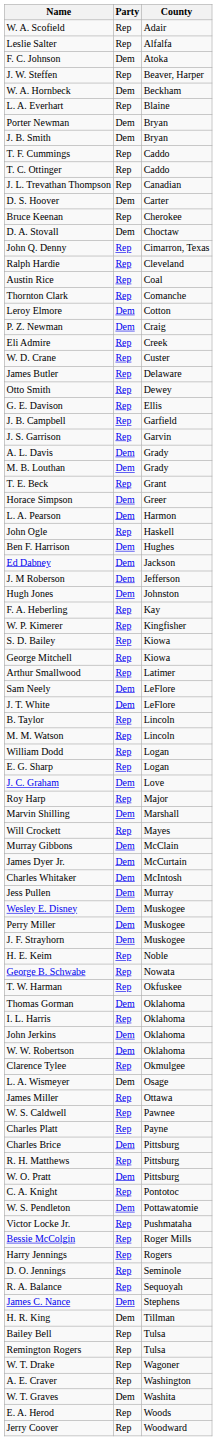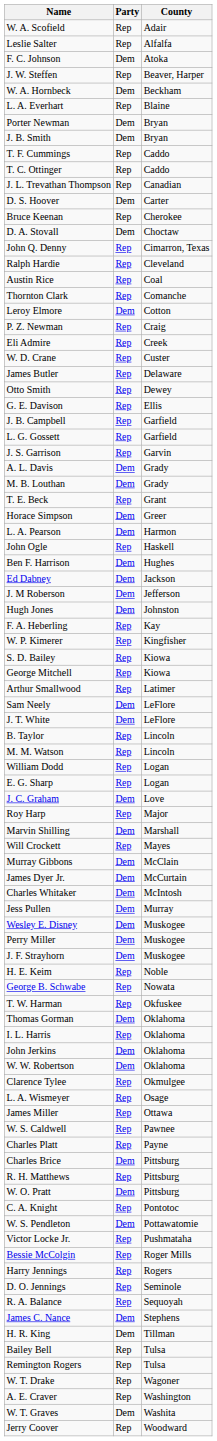(125, 327) Dem -> (123, 327) Rep
+ row: (33, 437)
(125, 1082) Dem -> (123, 1097) Rep
- row: (30, 1412)
